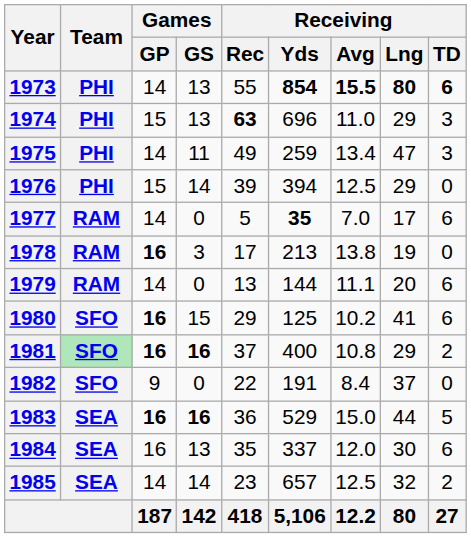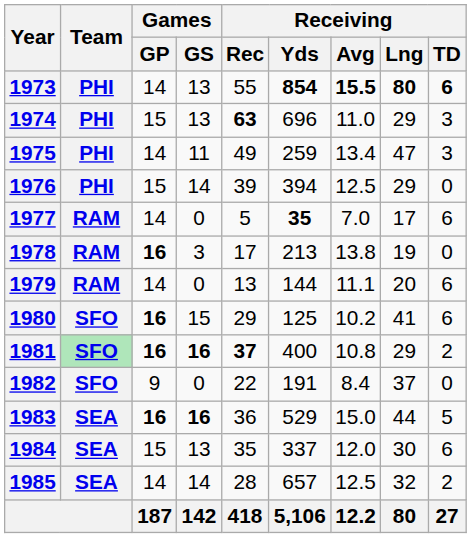(245, 350) normal -> (245, 350) bold
(155, 449) 16 -> (155, 449) 15
(245, 482) 23 -> (245, 482) 28
